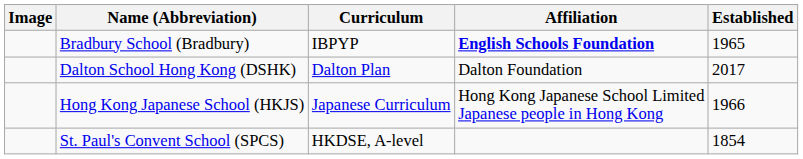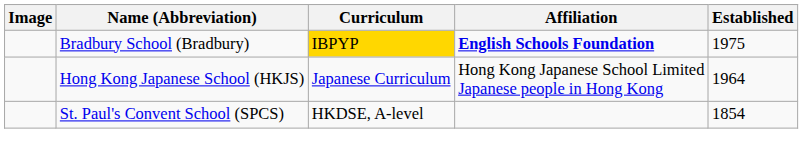(335, 43) no background -> (335, 43) gold background
(728, 43) 1965 -> (728, 43) 1975
- row: (178, 69)
(728, 105) 1966 -> (728, 79) 1964
